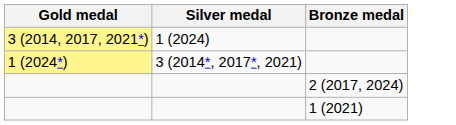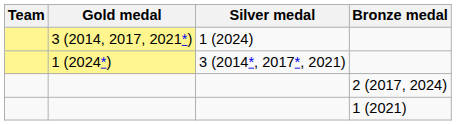+ column: (26, 16)
